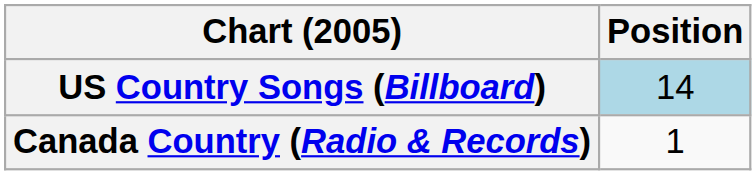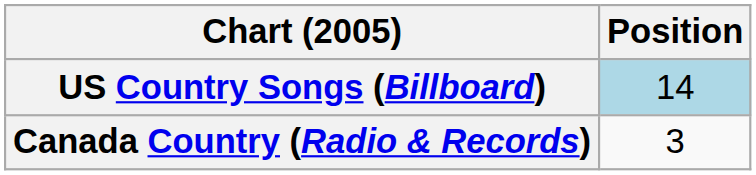(675, 141) 1 -> (675, 141) 3
